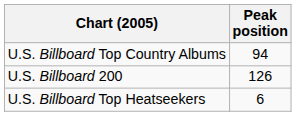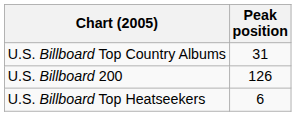(260, 54) 94 -> (260, 54) 31
